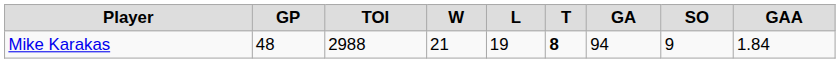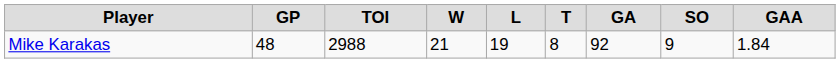(554, 44) bold -> (554, 44) normal
(600, 44) 94 -> (600, 44) 92
